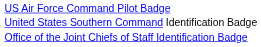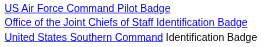rows swapped: (126, 37) <-> (131, 23)
